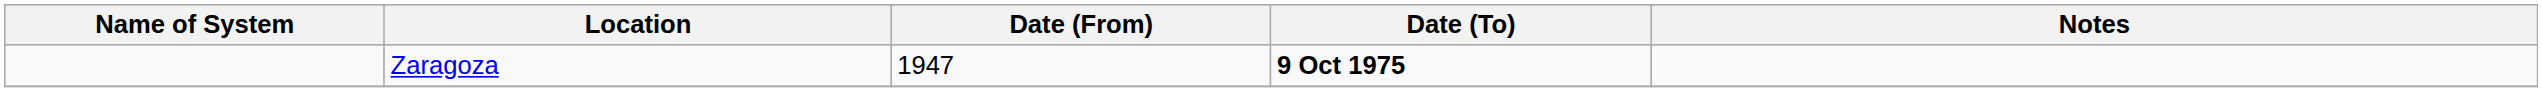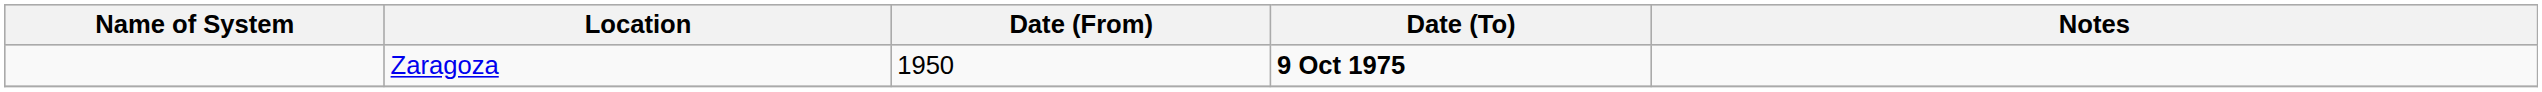(926, 65) 1947 -> (926, 65) 1950
